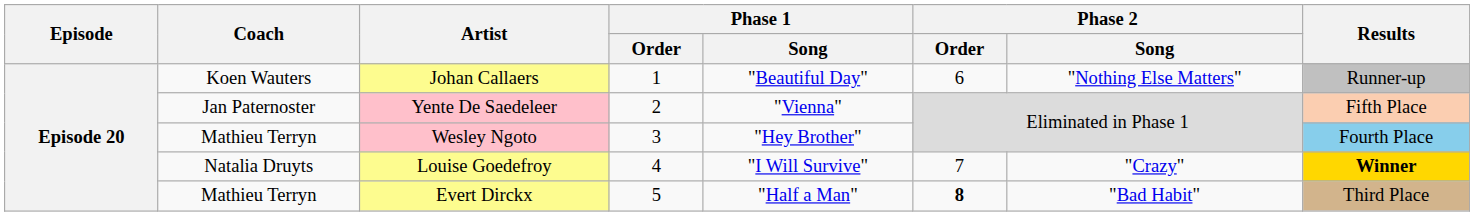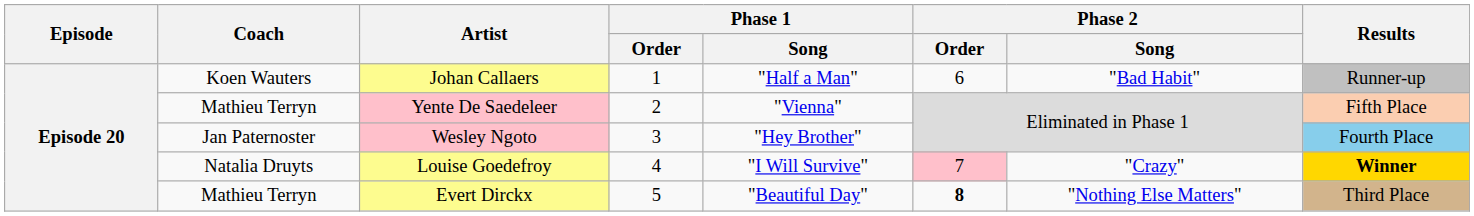(808, 78) "Beautiful Day" -> (808, 78) "Half a Man"
(1155, 78) "Nothing Else Matters" -> (1155, 78) "Bad Habit"
(259, 107) Jan Paternoster -> (259, 107) Mathieu Terryn
(259, 136) Mathieu Terryn -> (259, 136) Jan Paternoster
(959, 166) no background -> (959, 166) pink background
(808, 195) "Half a Man" -> (808, 195) "Beautiful Day"
(1155, 195) "Bad Habit" -> (1155, 195) "Nothing Else Matters"
